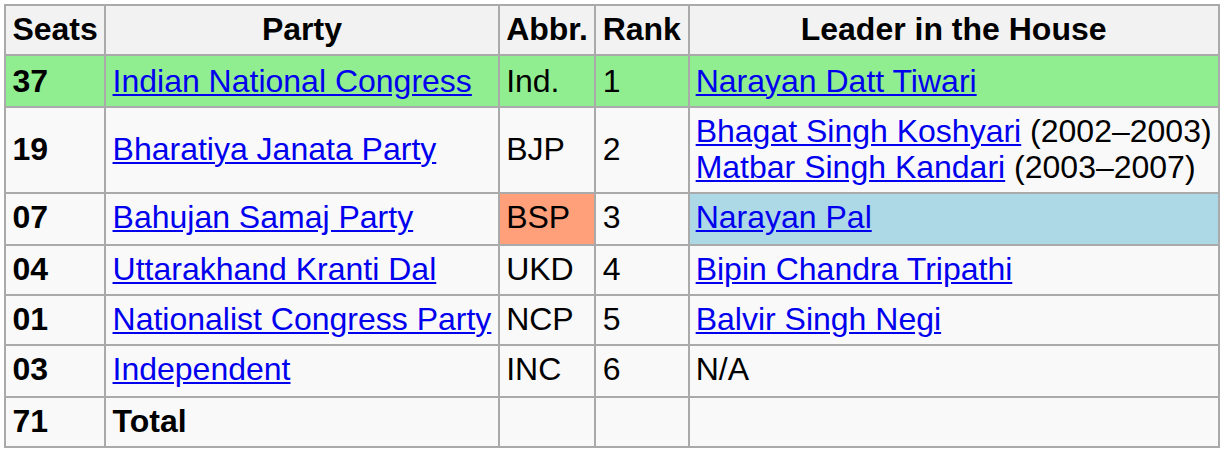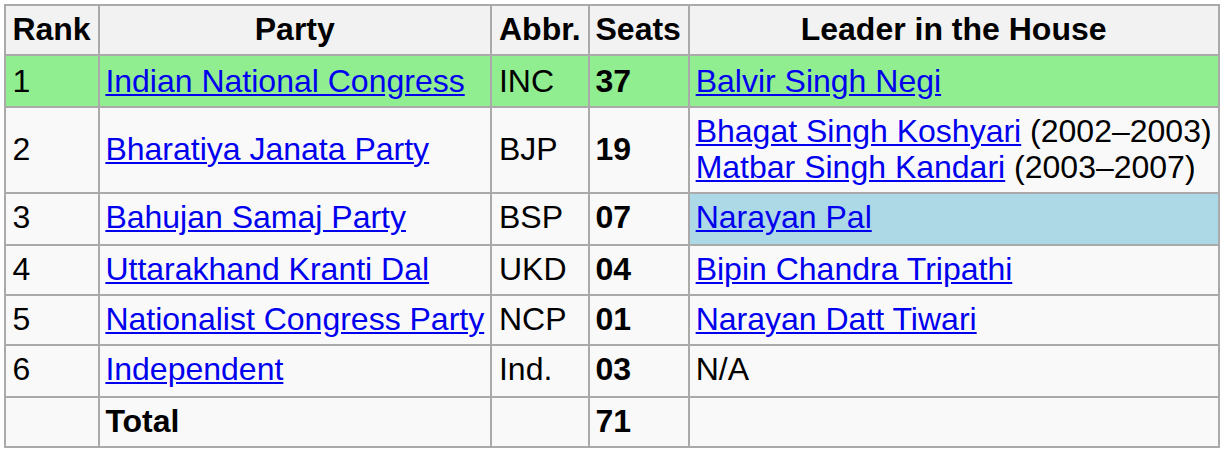columns swapped: (642, 29) <-> (55, 29)
(533, 80) Ind. -> (527, 80) INC
(836, 80) Narayan Datt Tiwari -> (818, 80) Balvir Singh Negi
(538, 218) lightsalmon background -> (531, 218) no background
(818, 319) Balvir Singh Negi -> (836, 319) Narayan Datt Tiwari
(534, 370) INC -> (526, 370) Ind.
